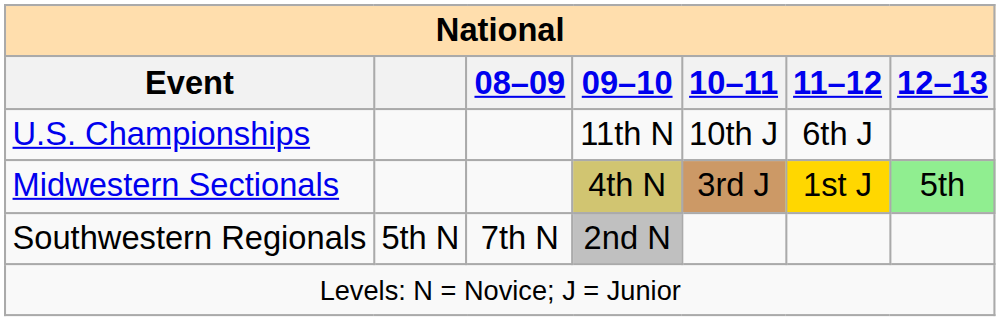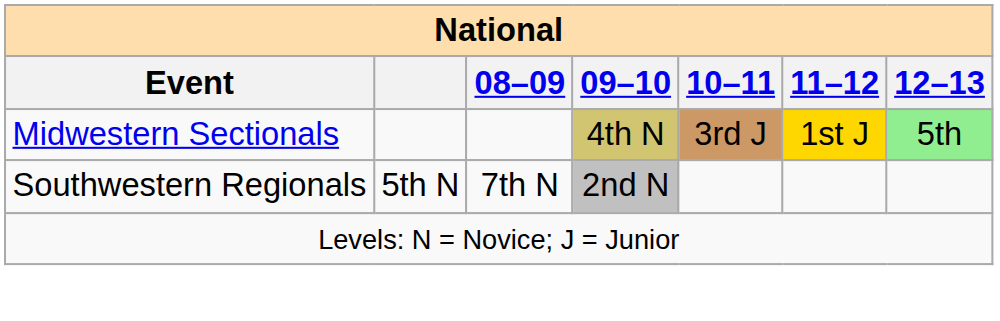- row: (161, 133)
